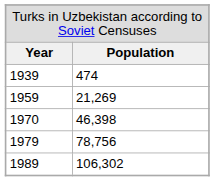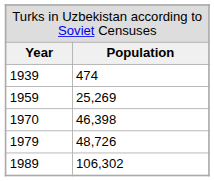(96, 97) 21,269 -> (96, 97) 25,269
(96, 141) 78,756 -> (96, 141) 48,726
